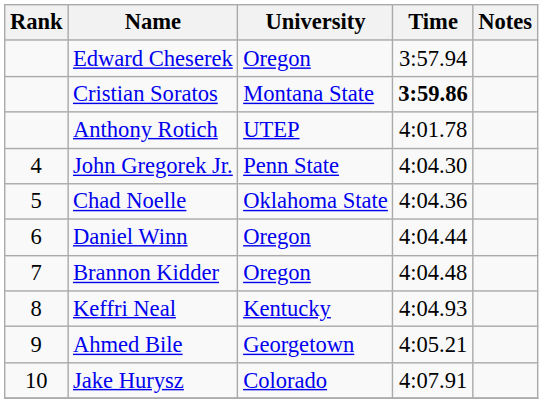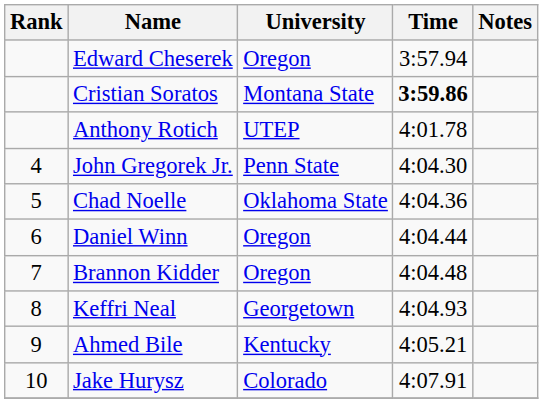(287, 308) Kentucky -> (299, 308) Georgetown
(299, 344) Georgetown -> (287, 344) Kentucky
